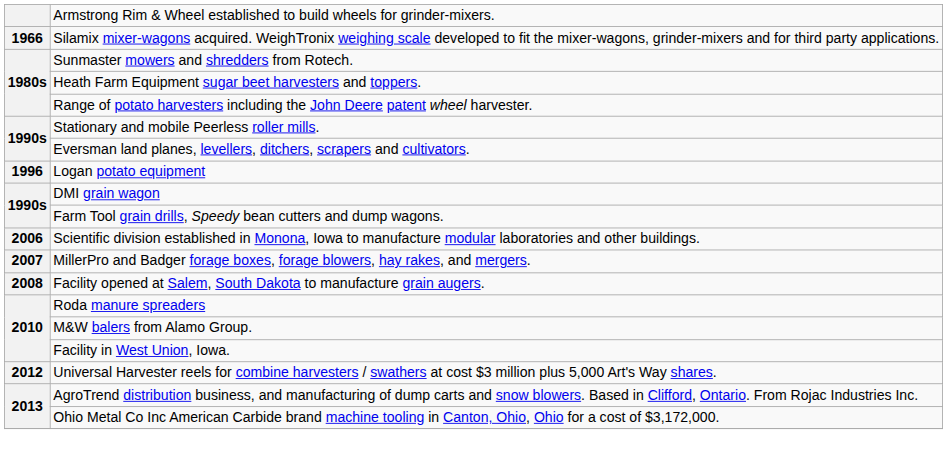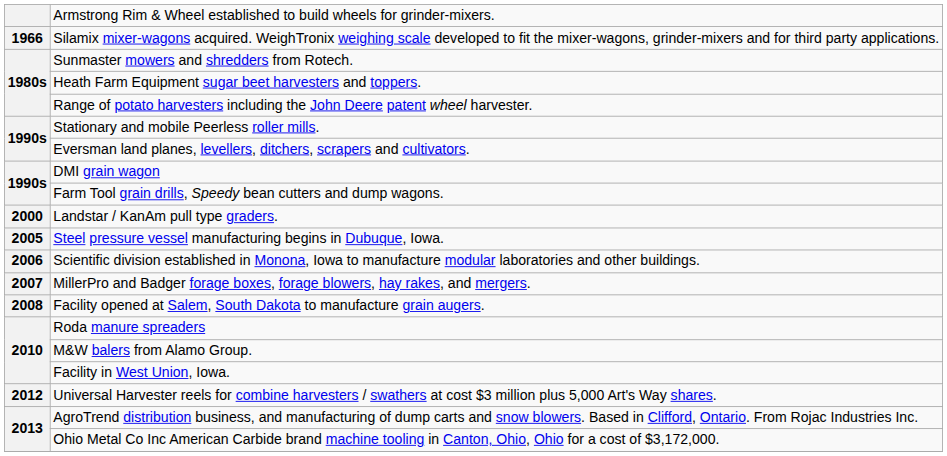- row: (129, 171)
+ row: (166, 216)
+ row: (249, 238)
